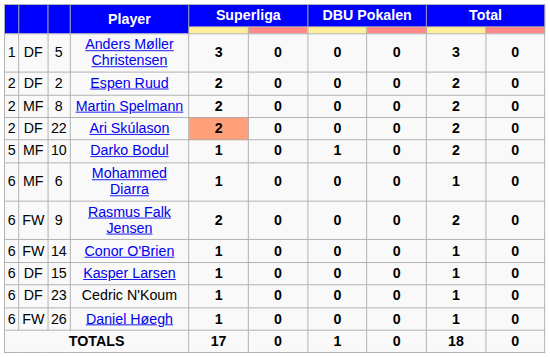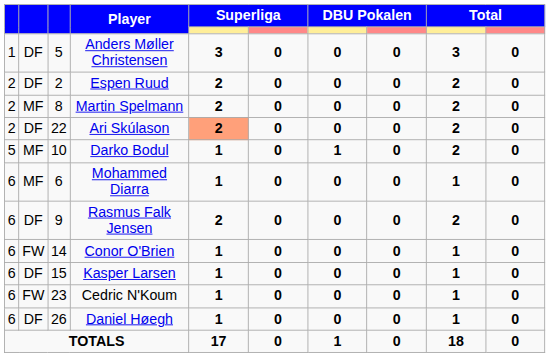(33, 220) FW -> (33, 220) DF
(33, 296) DF -> (33, 296) FW
(33, 318) FW -> (33, 318) DF
